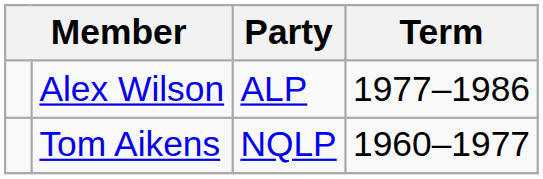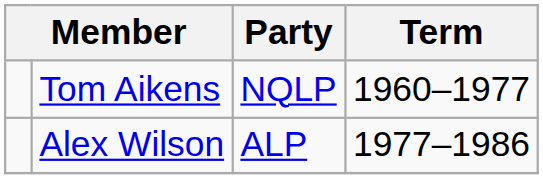rows swapped: (130, 144) <-> (132, 88)
